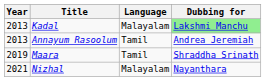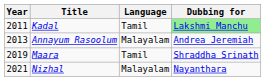(17, 26) 2013 -> (17, 26) 2011
(145, 26) Malayalam -> (135, 26) Tamil
(135, 40) Tamil -> (145, 40) Malayalam
